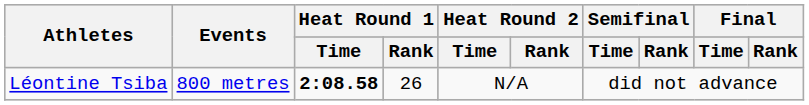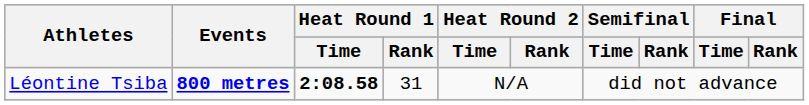(233, 84) normal -> (233, 84) bold
(411, 84) 26 -> (411, 84) 31
